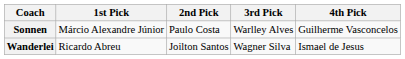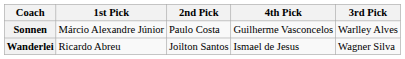columns swapped: (263, 12) <-> (348, 12)
